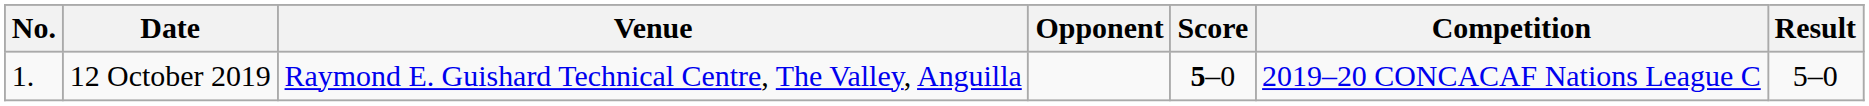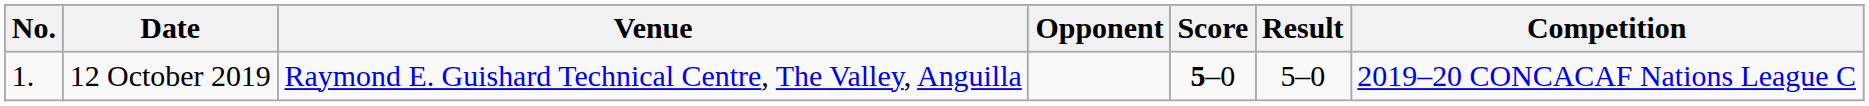columns swapped: (1815, 28) <-> (1511, 28)
